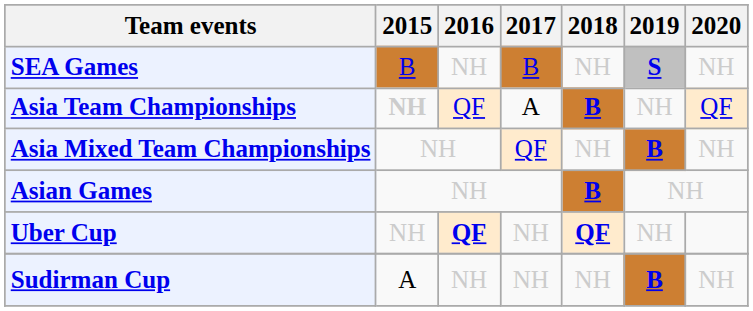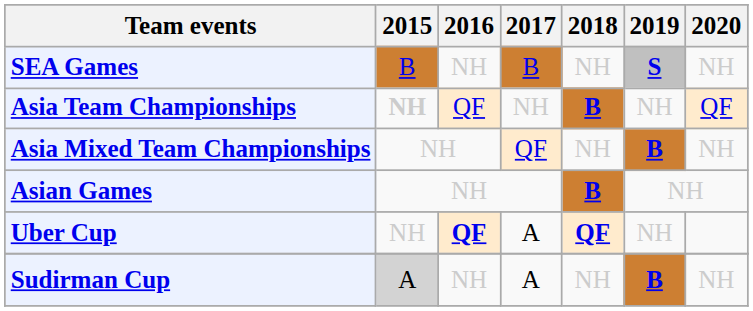(531, 108) A -> (531, 108) NH
(531, 232) NH -> (531, 232) A
(407, 278) no background -> (407, 278) lightgrey background
(531, 278) NH -> (531, 278) A
